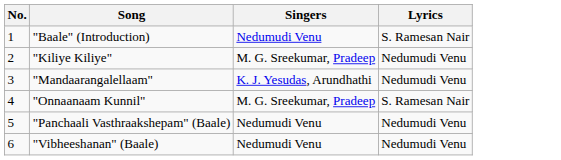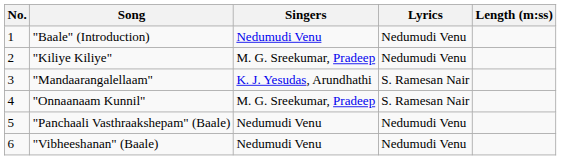+ column: (514, 15)
(425, 37) S. Ramesan Nair -> (424, 37) Nedumudi Venu
(424, 80) Nedumudi Venu -> (425, 80) S. Ramesan Nair
